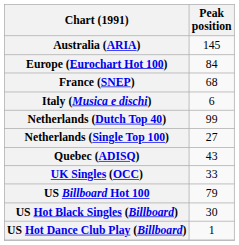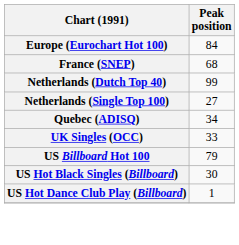- row: (97, 45)
- row: (97, 100)
(212, 156) 43 -> (212, 119) 34
